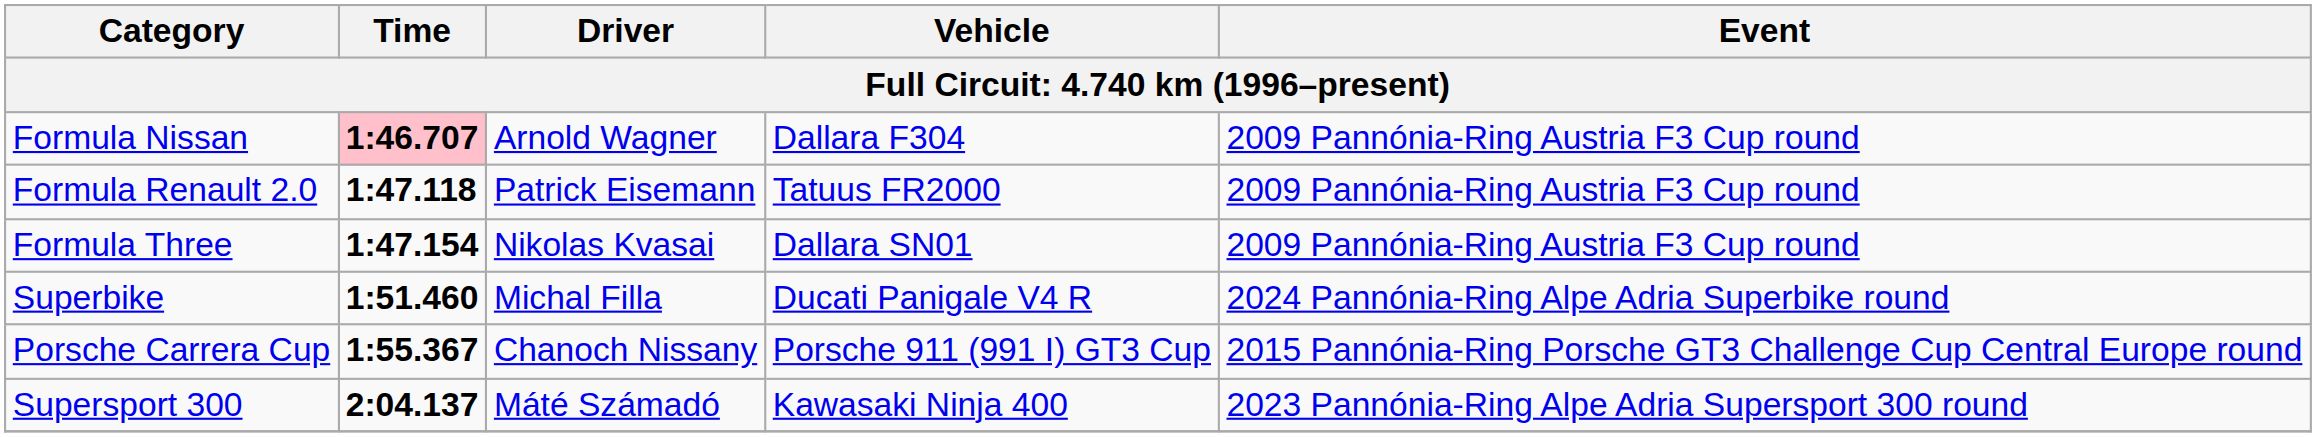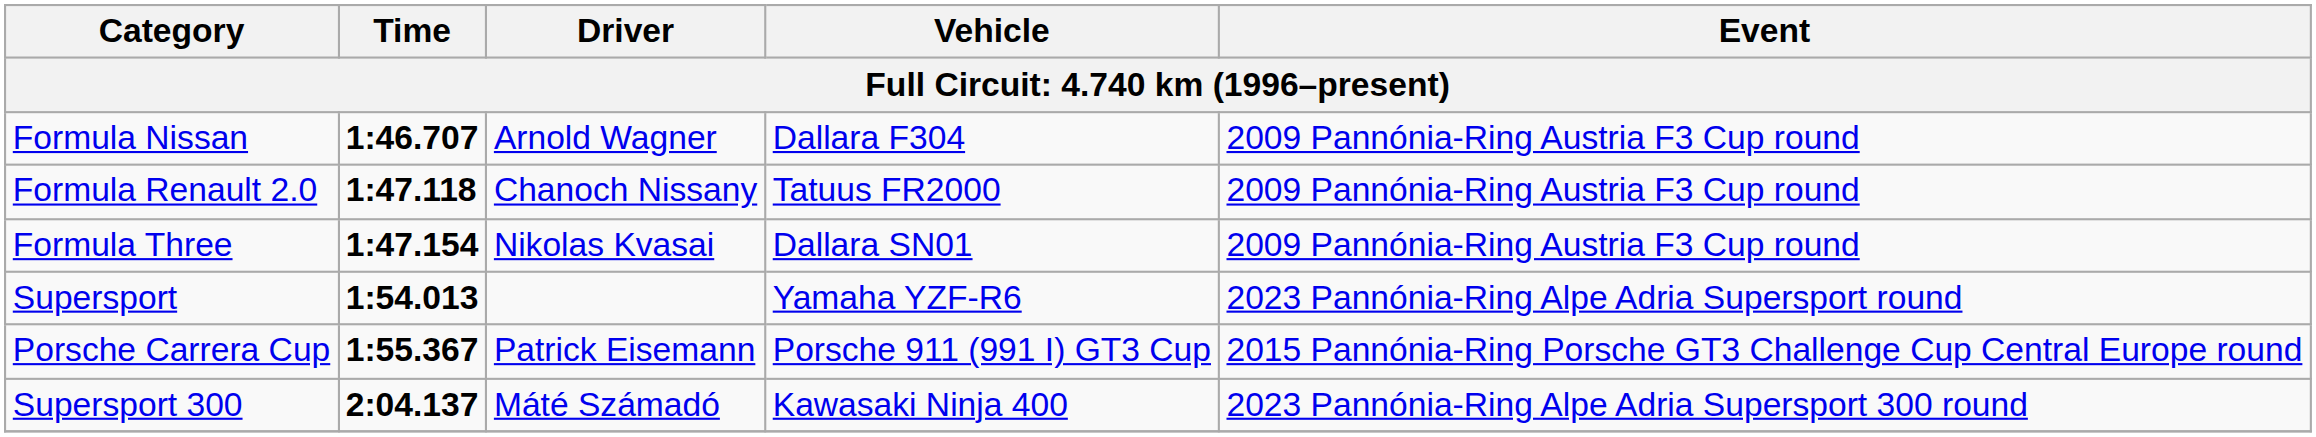(412, 137) pink background -> (412, 137) no background
(625, 191) Patrick Eisemann -> (626, 191) Chanoch Nissany
- row: (88, 297)
+ row: (95, 297)
(626, 350) Chanoch Nissany -> (625, 350) Patrick Eisemann
